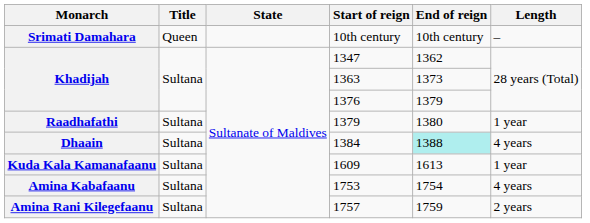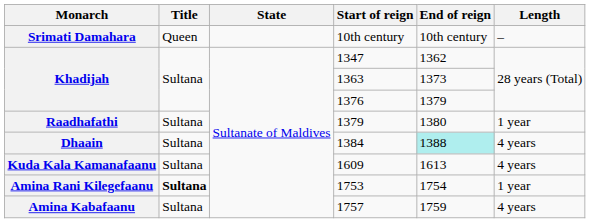(510, 164) 1 year -> (516, 164) 4 years
(82, 185) Amina Kabafaanu -> (82, 185) Amina Rani Kilegefaanu
(182, 185) normal -> (184, 185) bold
(513, 185) 4 years -> (514, 185) 1 year
(82, 206) Amina Rani Kilegefaanu -> (82, 206) Amina Kabafaanu
(513, 206) 2 years -> (516, 206) 4 years
